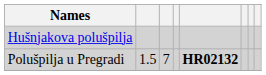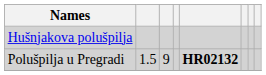(166, 59) 7 -> (166, 59) 9
